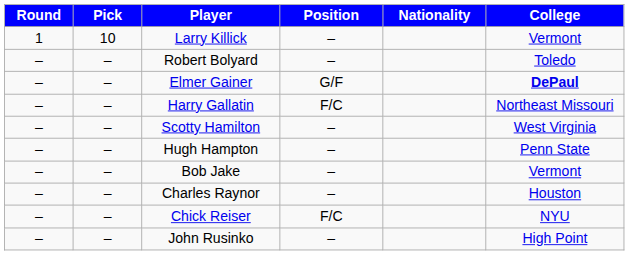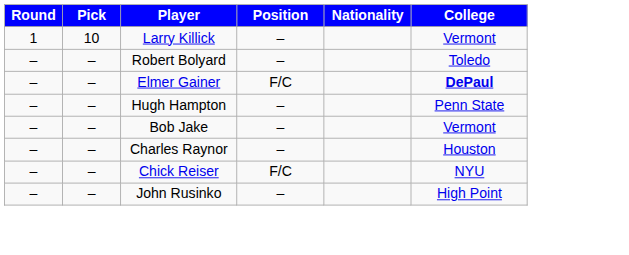(331, 82) G/F -> (281, 82) F/C
- row: (211, 104)
- row: (211, 127)
